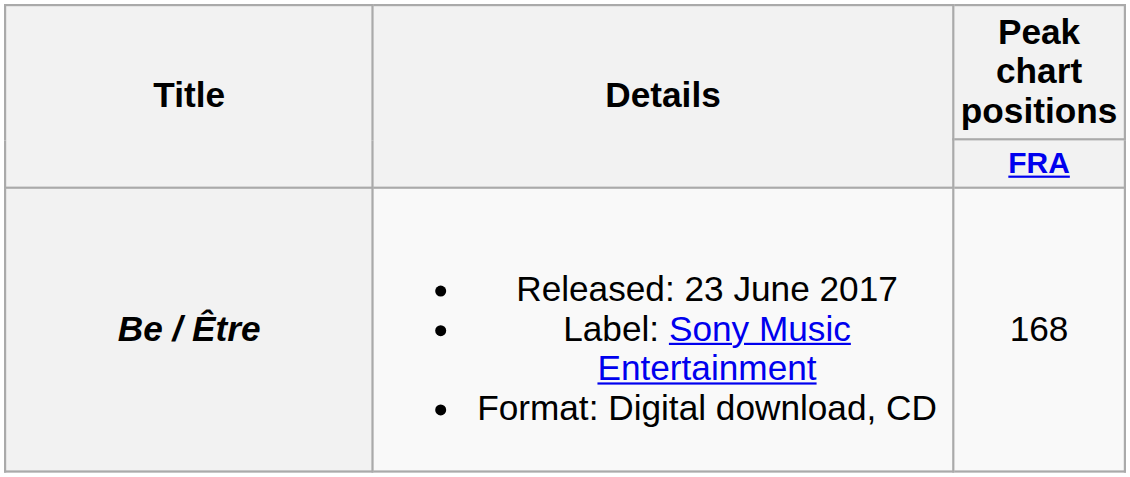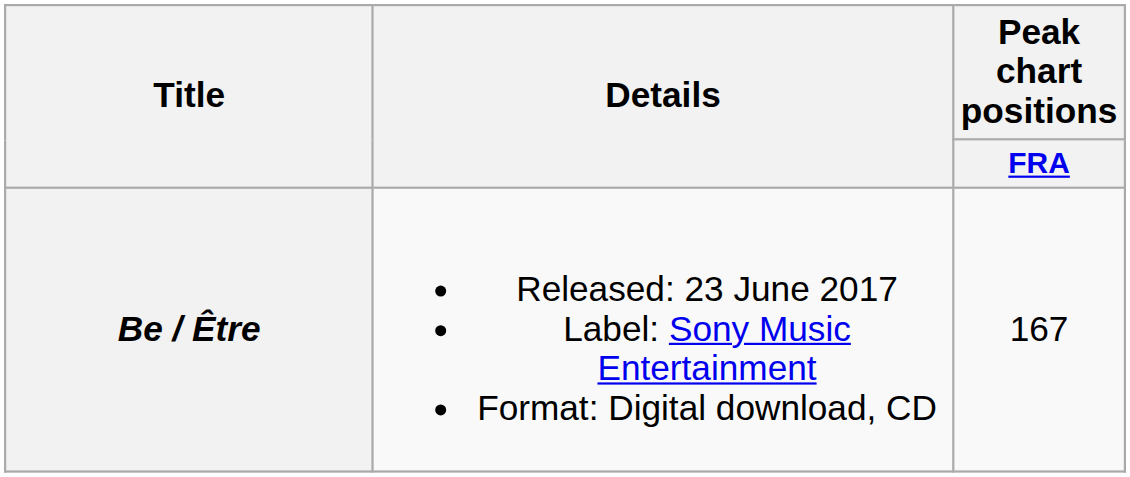(1039, 329) 168 -> (1039, 329) 167
